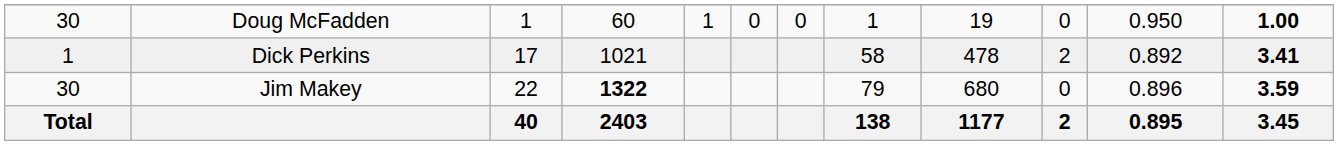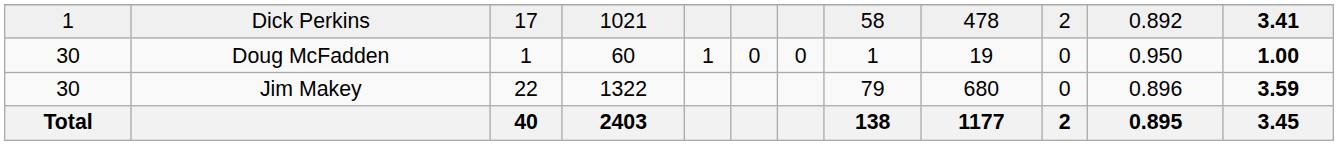rows swapped: (311, 21) <-> (311, 55)
(623, 88) bold -> (623, 88) normal
